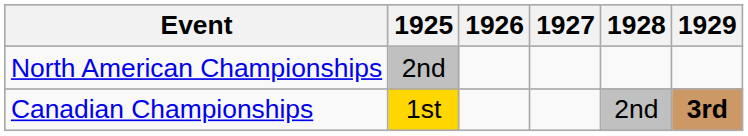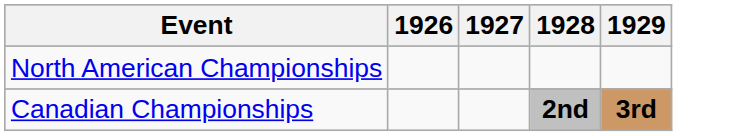- column: (424, 25)
(636, 109) normal -> (565, 109) bold
